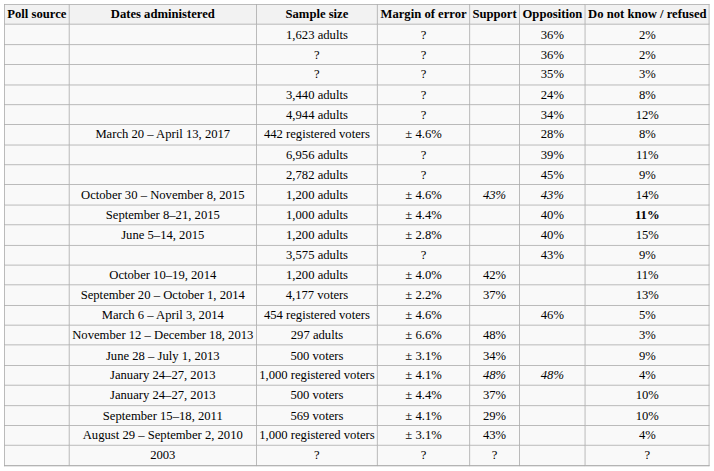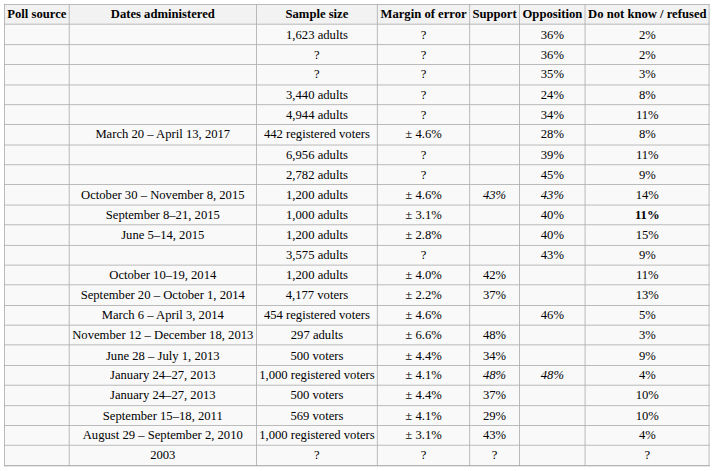(647, 114) 12% -> (647, 114) 11%
(424, 214) ± 4.4% -> (424, 214) ± 3.1%
(424, 355) ± 3.1% -> (424, 355) ± 4.4%
